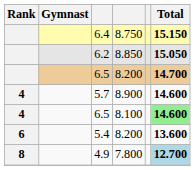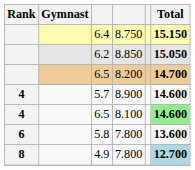- row: (102, 135)
+ row: (102, 135)
